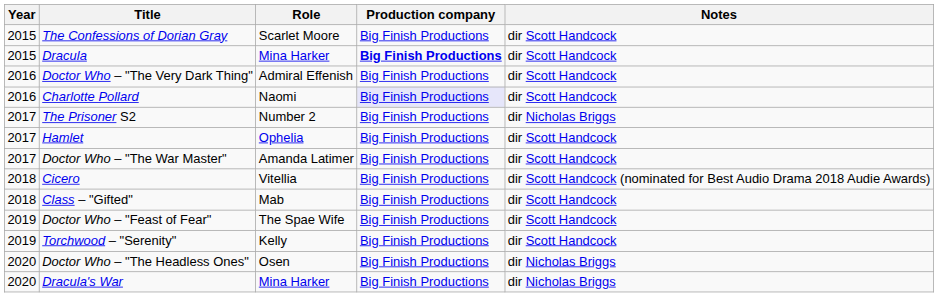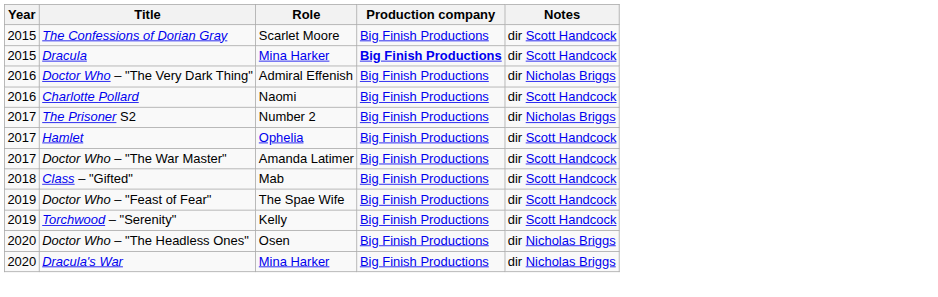(562, 76) dir Scott Handcock -> (562, 76) dir Nicholas Briggs
(424, 96) lavender background -> (424, 96) no background
- row: (61, 179)
